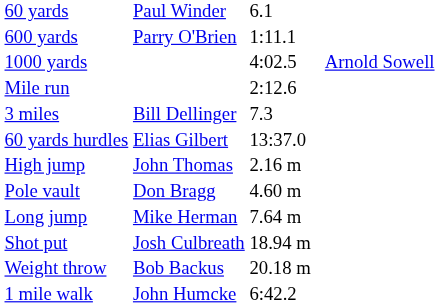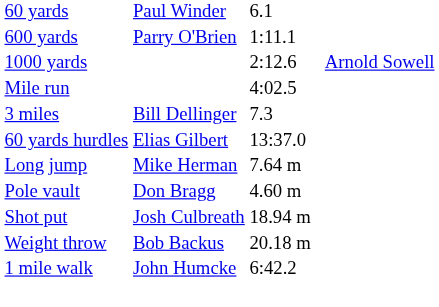(273, 62) 4:02.5 -> (273, 62) 2:12.6
(273, 88) 2:12.6 -> (273, 88) 4:02.5
- row: (45, 165)
rows swapped: (42, 191) <-> (46, 216)
